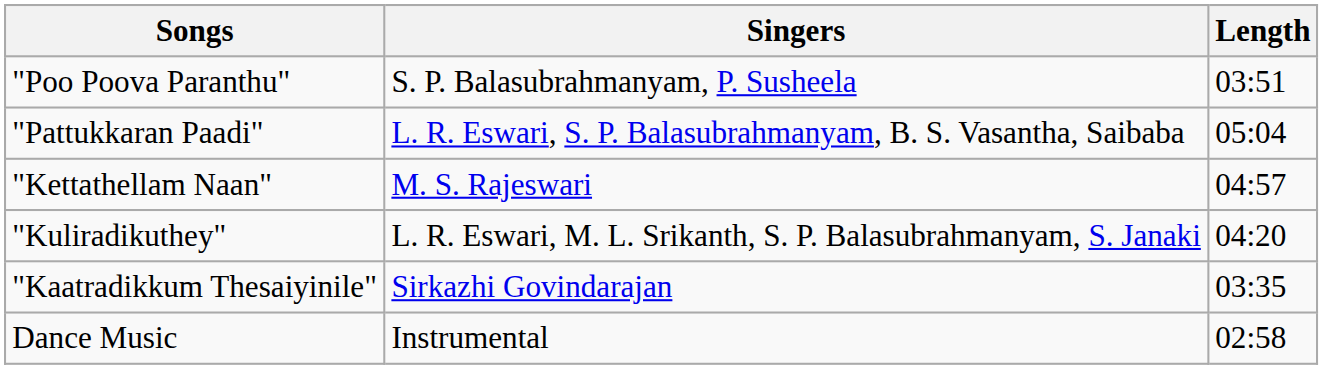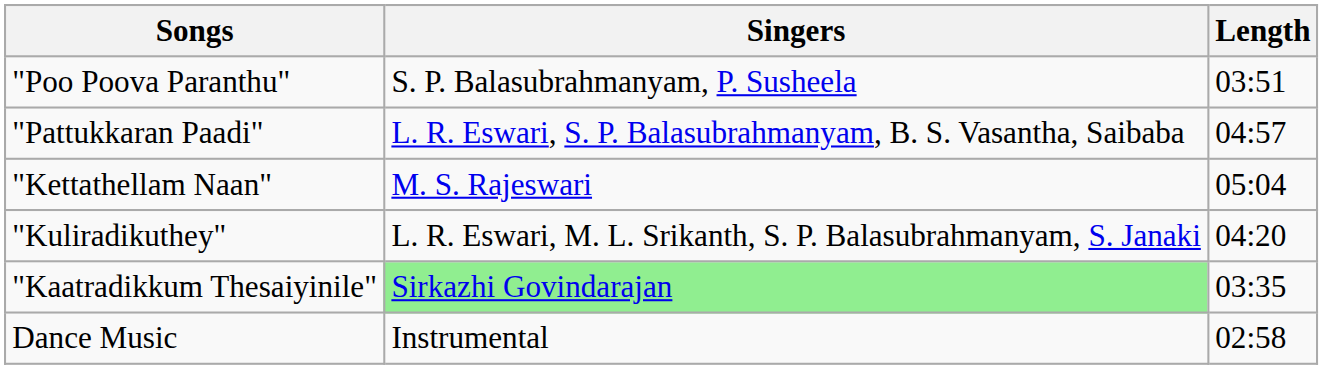(1251, 133) 05:04 -> (1251, 133) 04:57
(1251, 184) 04:57 -> (1251, 184) 05:04
(532, 287) no background -> (532, 287) lightgreen background
